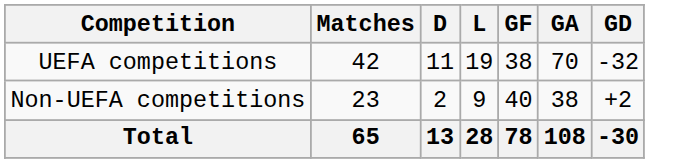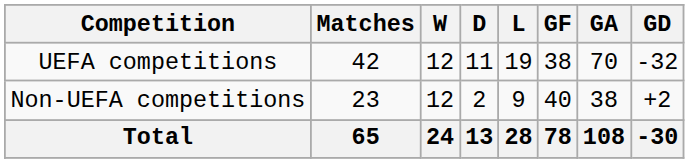+ column: (440, 24)
